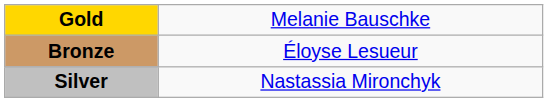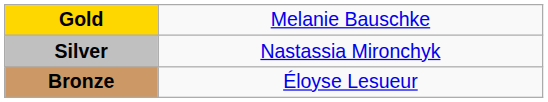rows swapped: (81, 81) <-> (81, 50)
